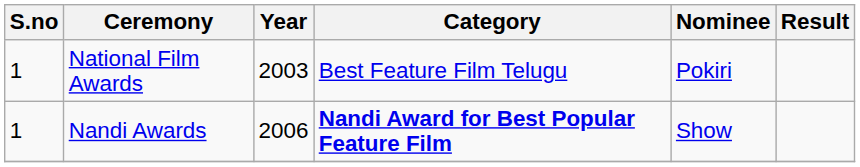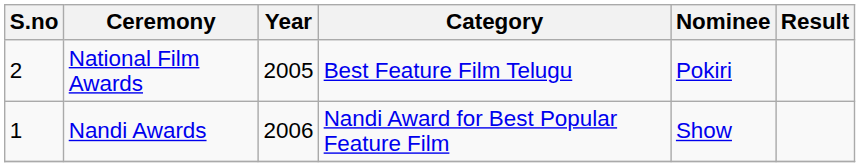(16, 70) 1 -> (16, 70) 2
(283, 70) 2003 -> (288, 70) 2005
(477, 131) bold -> (470, 131) normal
